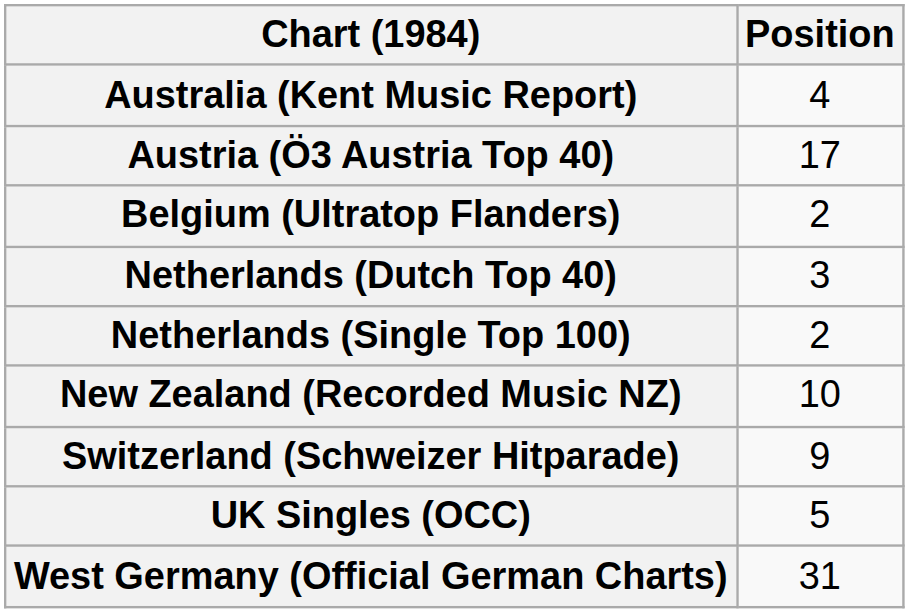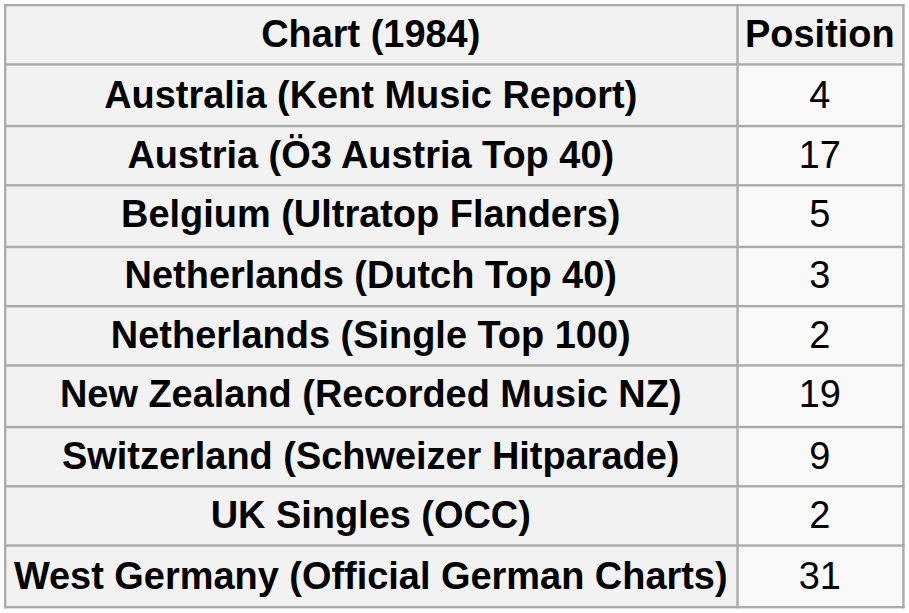(820, 214) 2 -> (820, 214) 5
(820, 395) 10 -> (820, 395) 19
(820, 515) 5 -> (820, 515) 2
